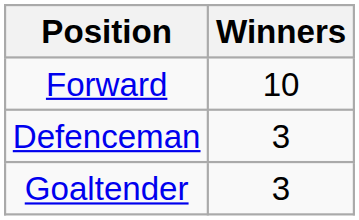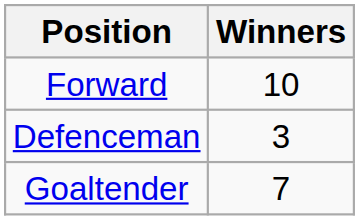(281, 189) 3 -> (281, 189) 7
